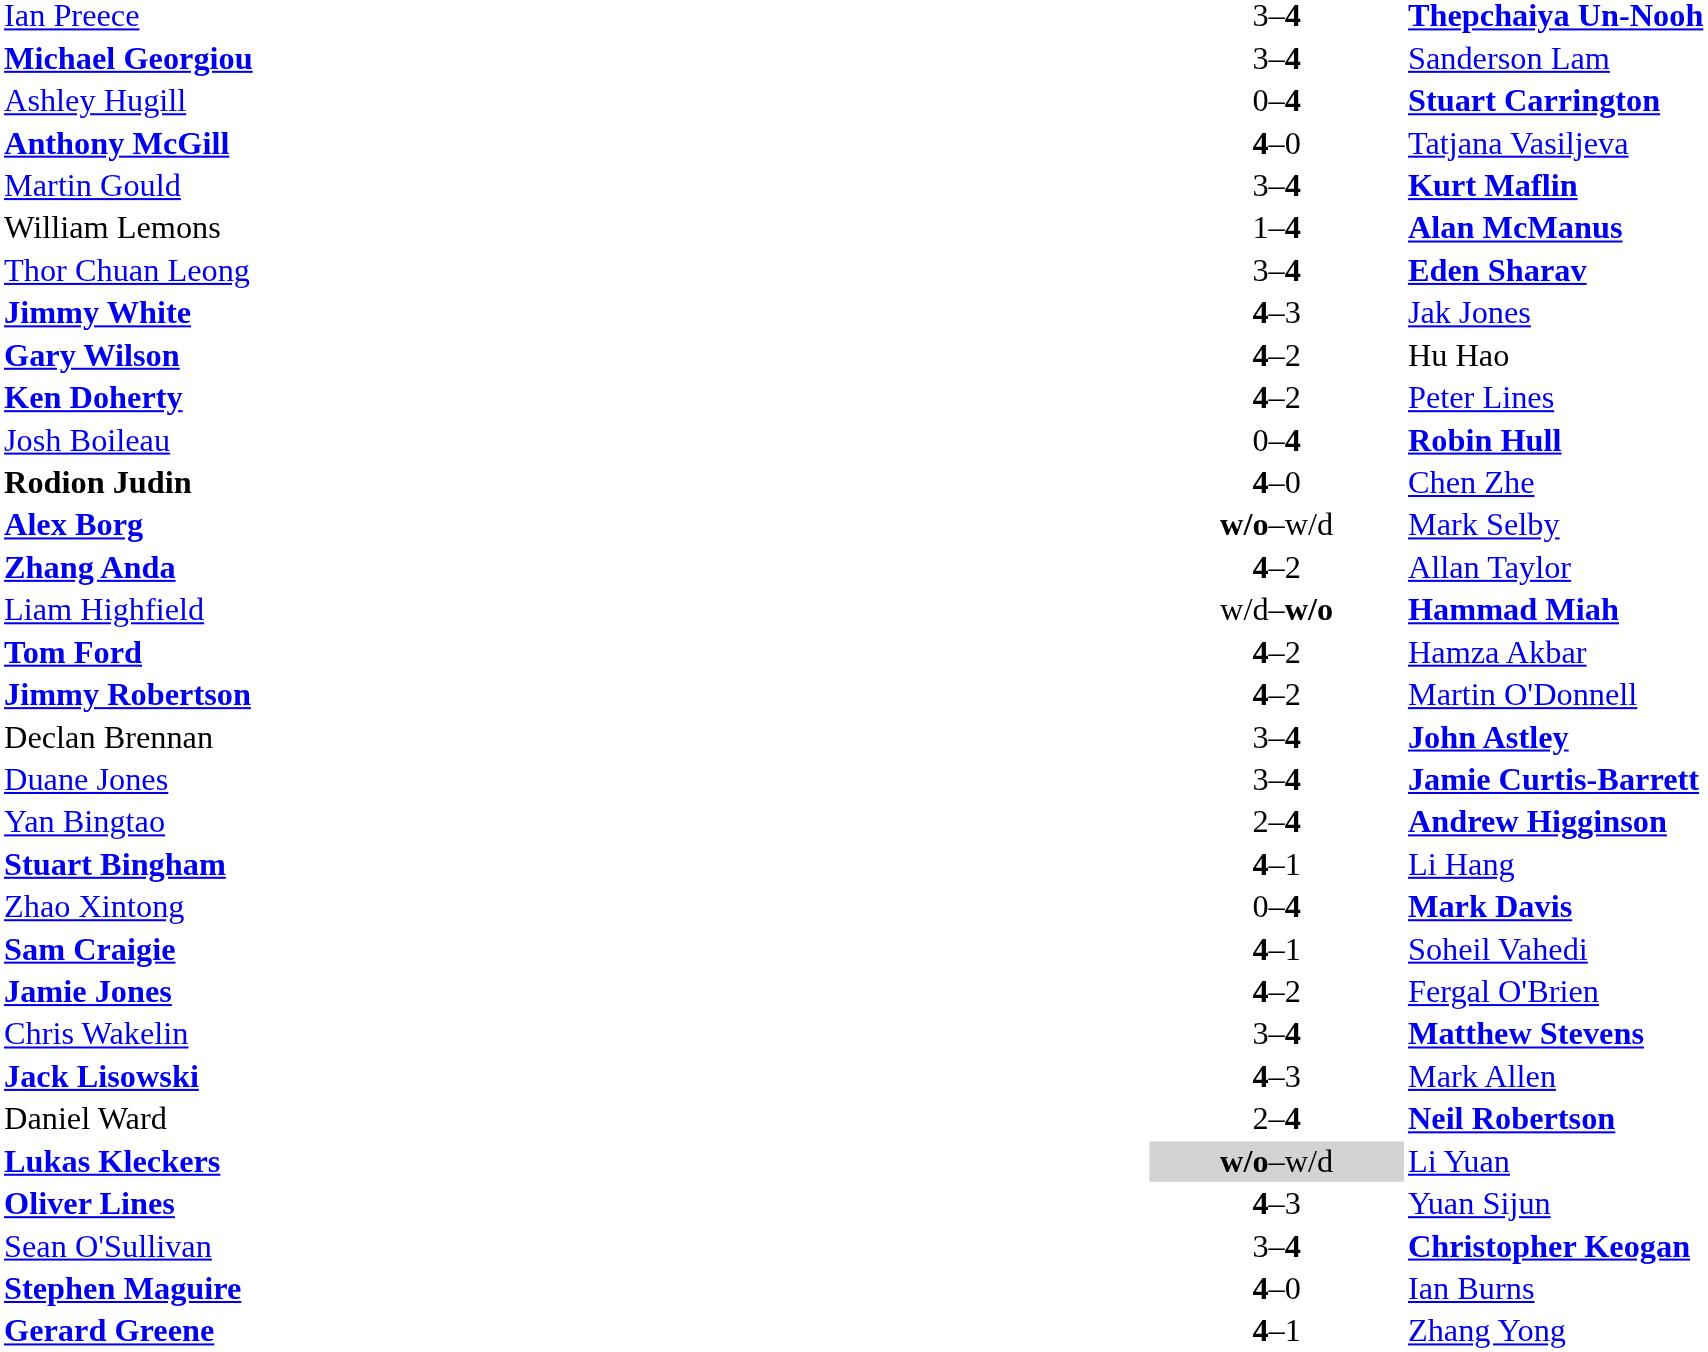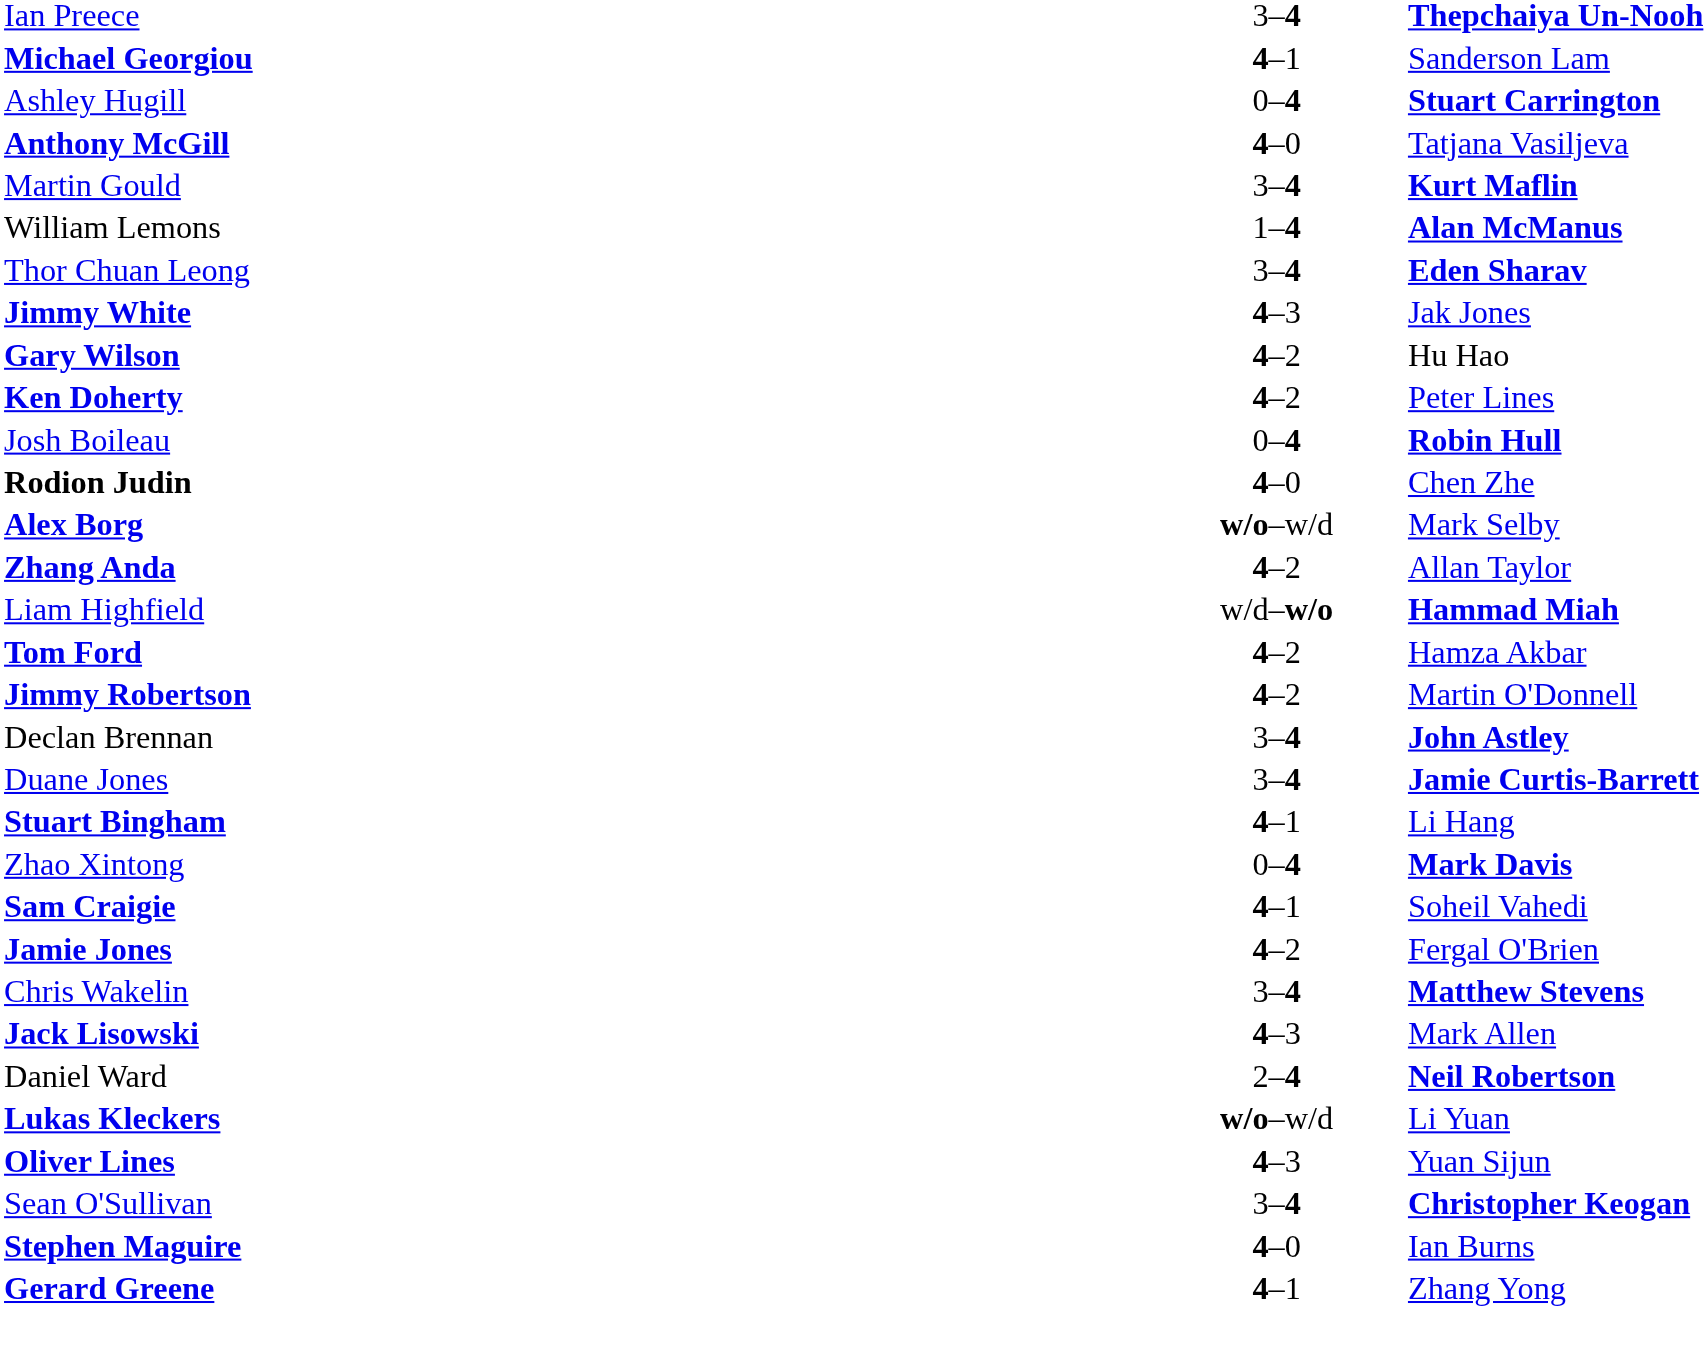(1277, 58) 3–4 -> (1277, 58) 4–1
- row: (85, 821)
(1277, 1161) lightgrey background -> (1277, 1118) no background
